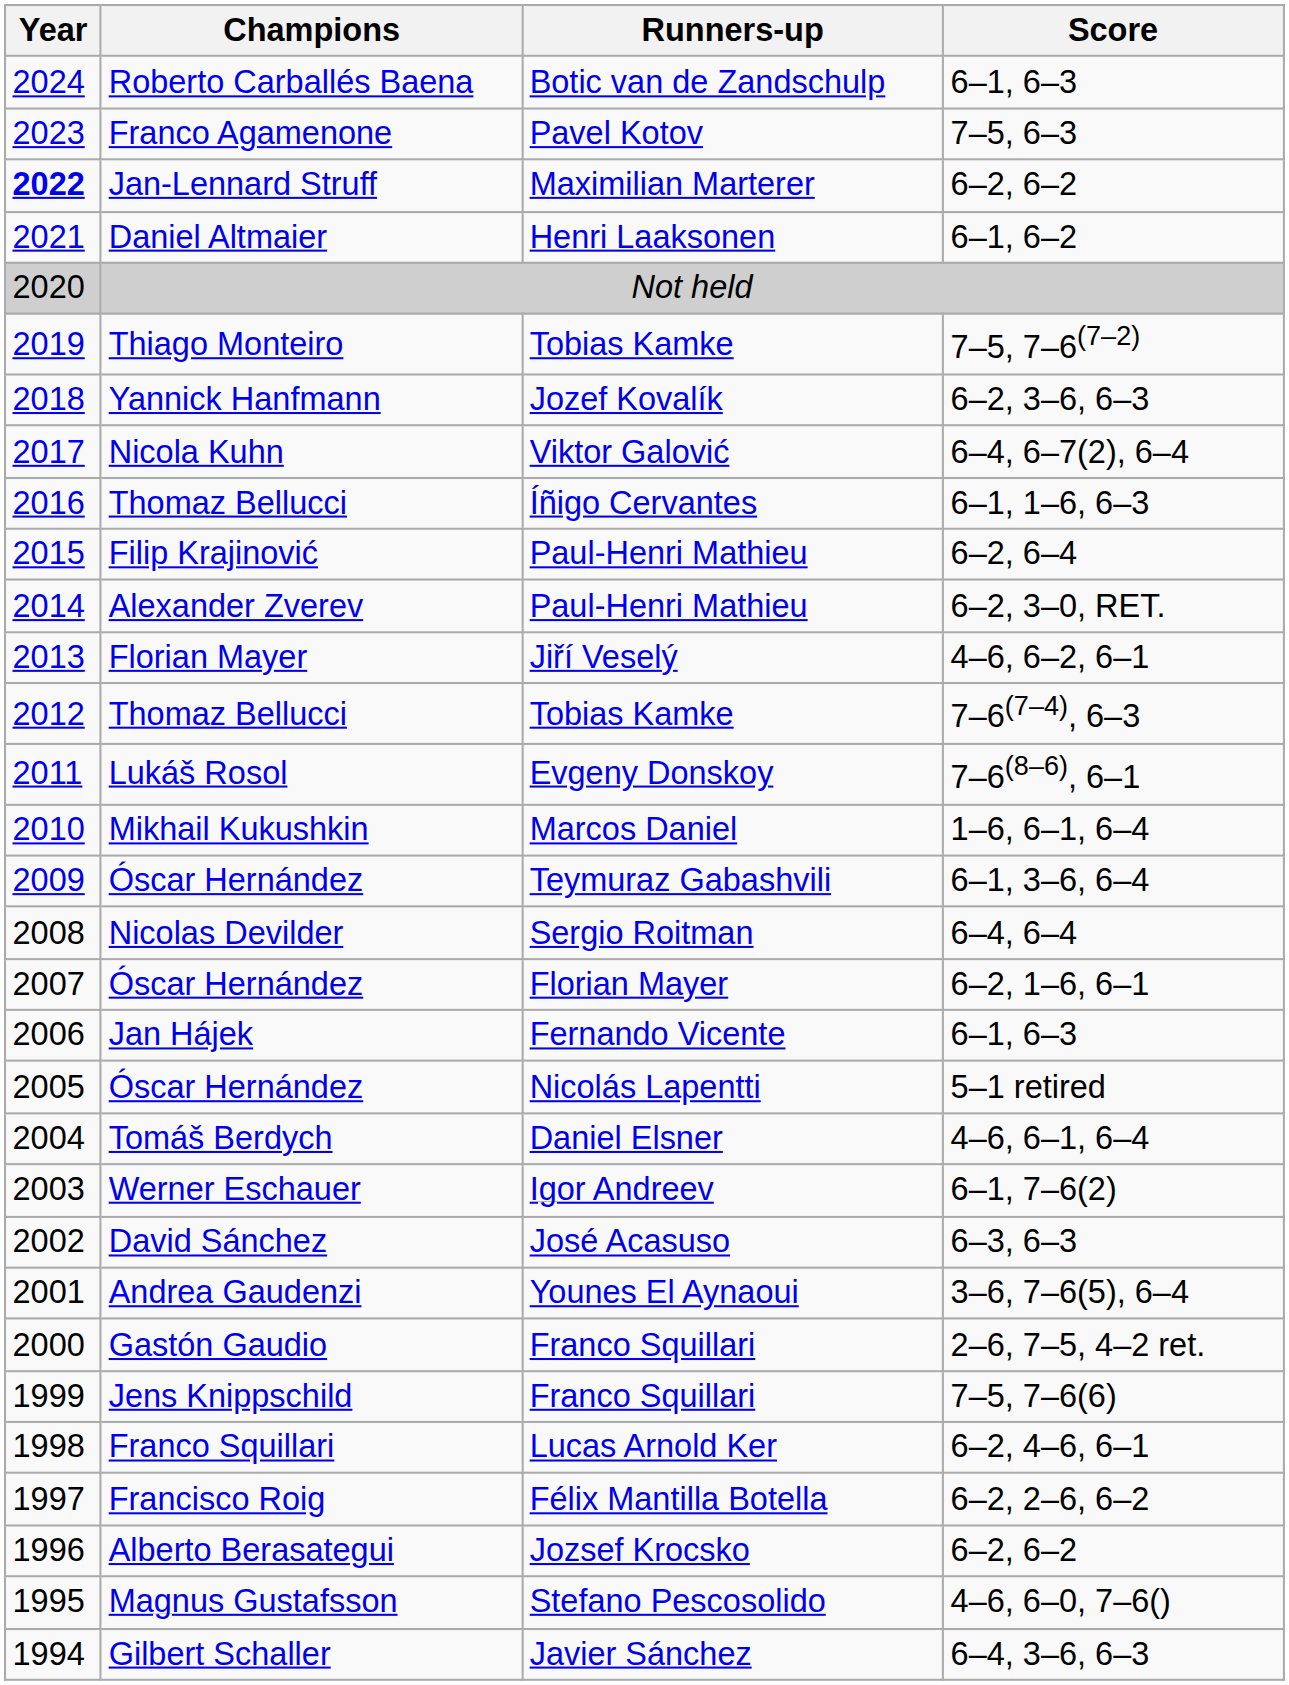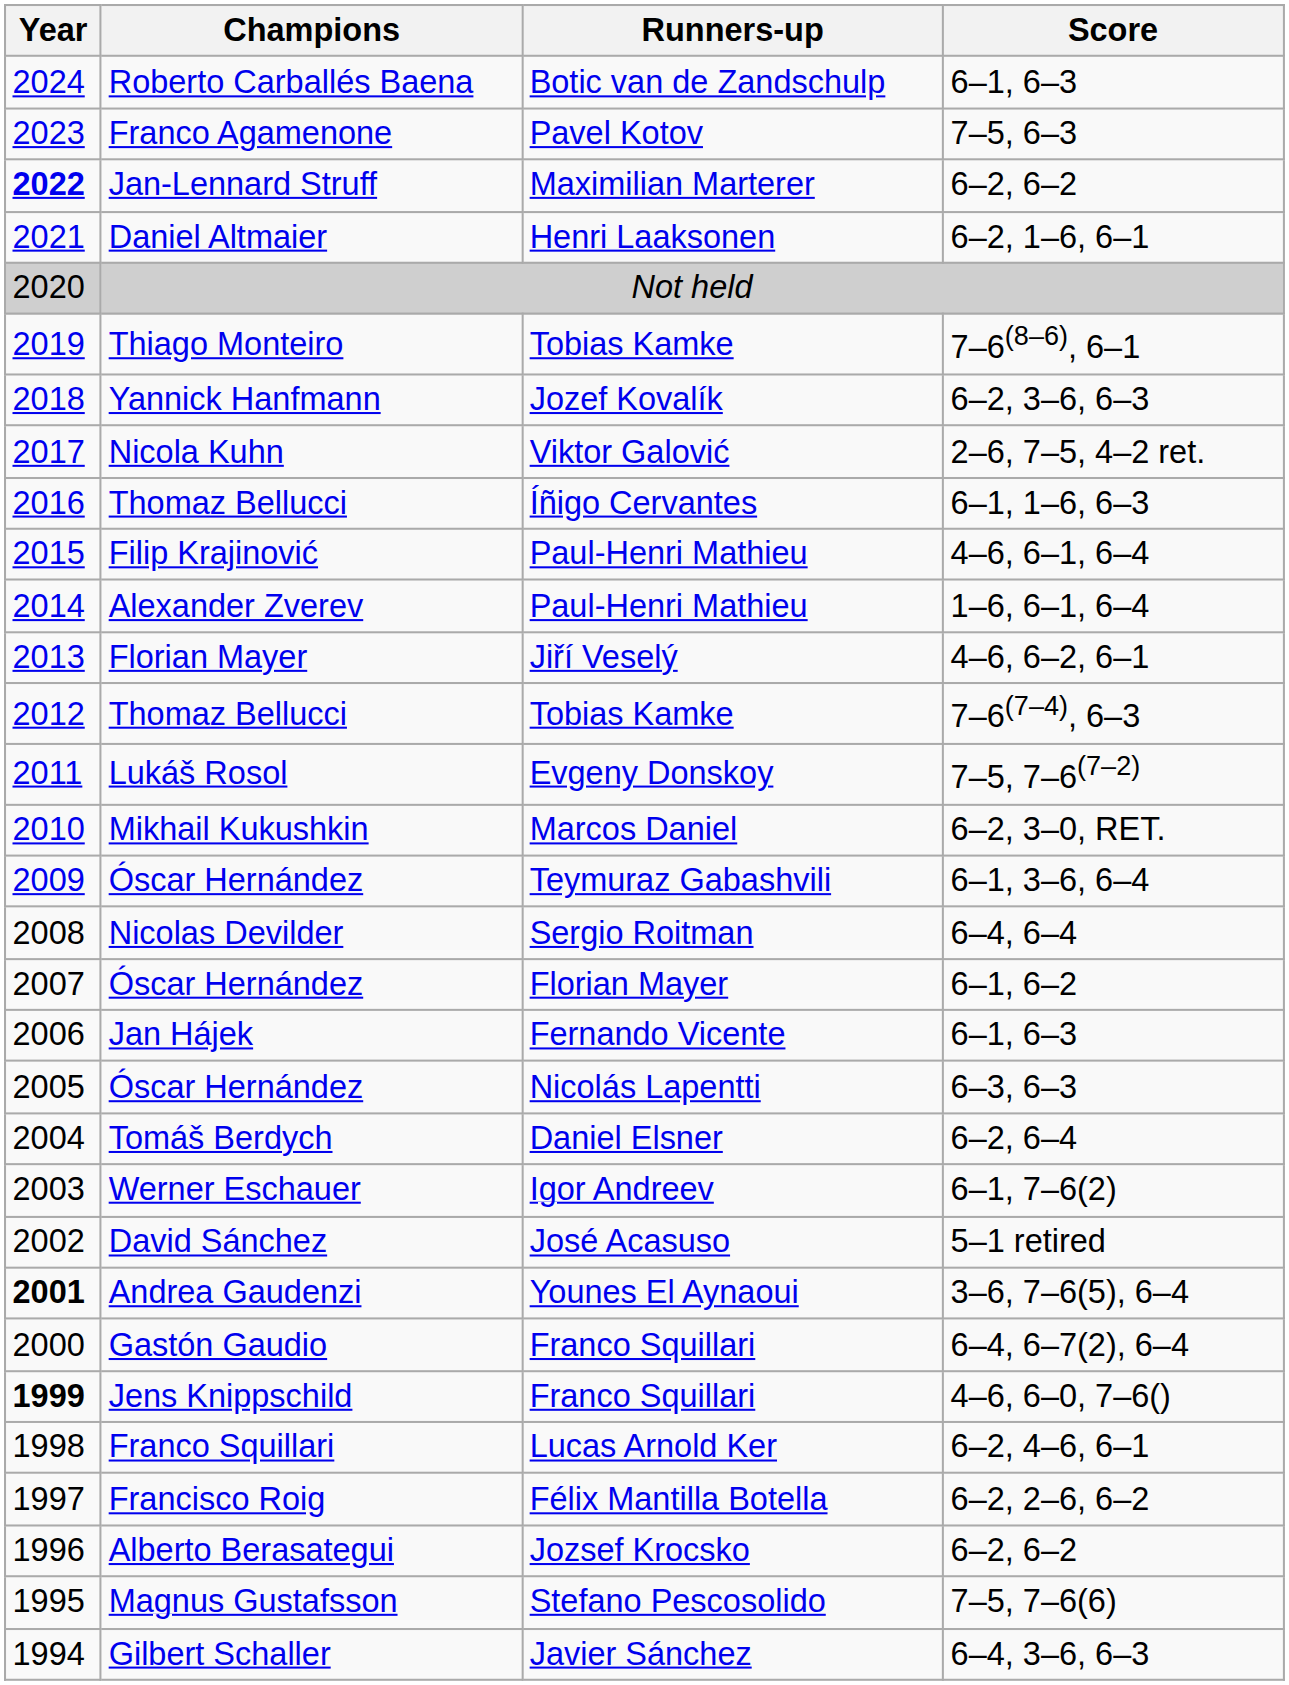(1014, 236) 6–1, 6–2 -> (1050, 236) 6–2, 1–6, 6–1
(1045, 343) 7–5, 7–6(7–2) -> (1045, 343) 7–6(8–6), 6–1
(1070, 451) 6–4, 6–7(2), 6–4 -> (1078, 451) 2–6, 7–5, 4–2 ret.
(1014, 554) 6–2, 6–4 -> (1050, 554) 4–6, 6–1, 6–4
(1058, 605) 6–2, 3–0, RET. -> (1050, 605) 1–6, 6–1, 6–4
(1045, 773) 7–6(8–6), 6–1 -> (1045, 773) 7–5, 7–6(7–2)
(1050, 829) 1–6, 6–1, 6–4 -> (1058, 829) 6–2, 3–0, RET.
(1050, 983) 6–2, 1–6, 6–1 -> (1014, 983) 6–1, 6–2
(1028, 1086) 5–1 retired -> (1014, 1086) 6–3, 6–3
(1050, 1138) 4–6, 6–1, 6–4 -> (1014, 1138) 6–2, 6–4
(1014, 1241) 6–3, 6–3 -> (1028, 1241) 5–1 retired
(49, 1292) normal -> (49, 1292) bold
(1078, 1344) 2–6, 7–5, 4–2 ret. -> (1070, 1344) 6–4, 6–7(2), 6–4
(49, 1395) normal -> (49, 1395) bold
(1034, 1395) 7–5, 7–6(6) -> (1061, 1395) 4–6, 6–0, 7–6()
(1061, 1601) 4–6, 6–0, 7–6() -> (1034, 1601) 7–5, 7–6(6)
